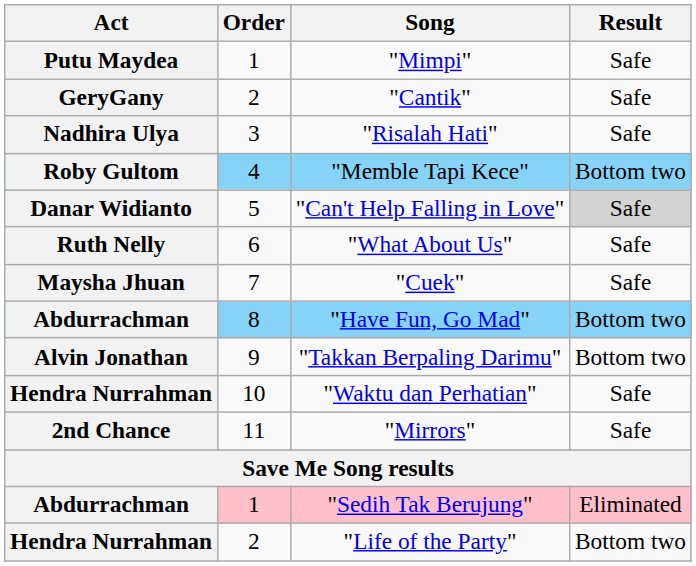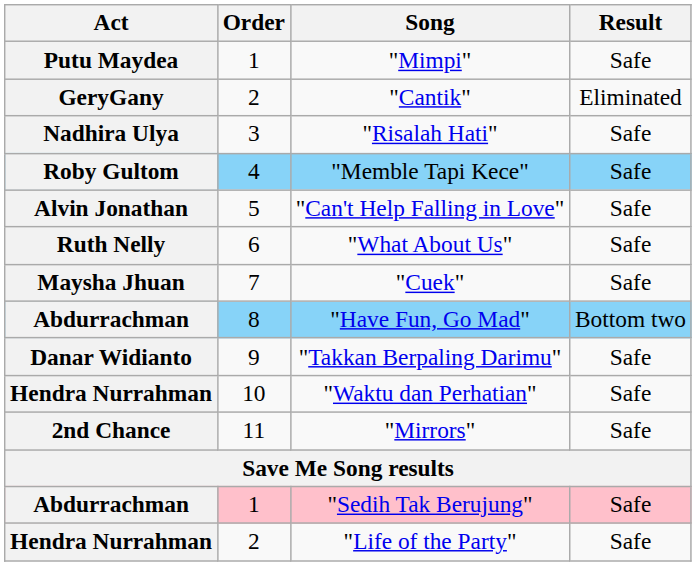(631, 97) Safe -> (631, 97) Eliminated
(631, 171) Bottom two -> (631, 171) Safe
(111, 208) Danar Widianto -> (111, 208) Alvin Jonathan
(631, 208) lightgrey background -> (631, 208) no background
(111, 356) Alvin Jonathan -> (111, 356) Danar Widianto
(631, 356) Bottom two -> (631, 356) Safe
(631, 504) Eliminated -> (631, 504) Safe
(631, 541) Bottom two -> (631, 541) Safe
